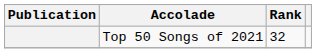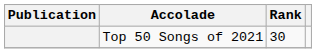(278, 37) 32 -> (278, 37) 30
